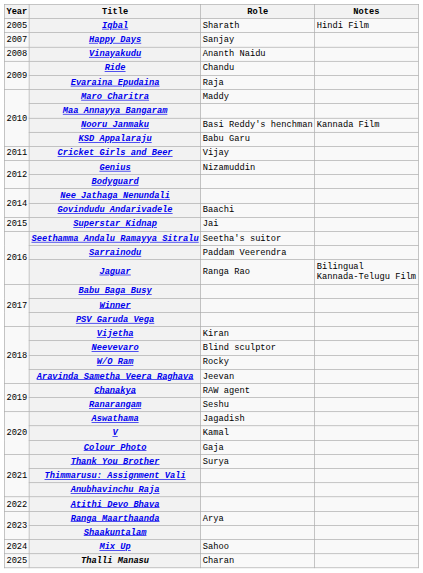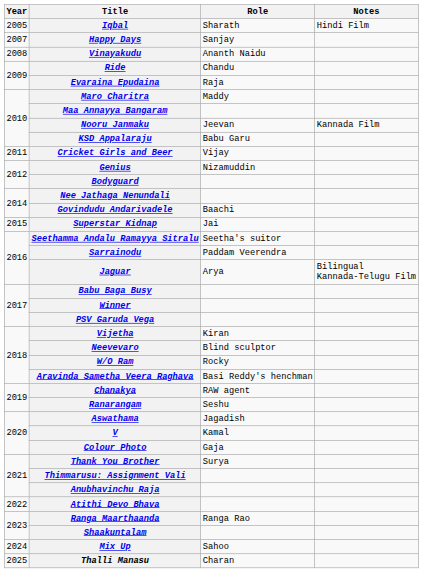(258, 125) Basi Reddy's henchman -> (219, 125) Jeevan
(226, 272) Ranga Rao -> (213, 272) Arya
(219, 376) Jeevan -> (258, 376) Basi Reddy's henchman
(213, 518) Arya -> (226, 518) Ranga Rao
